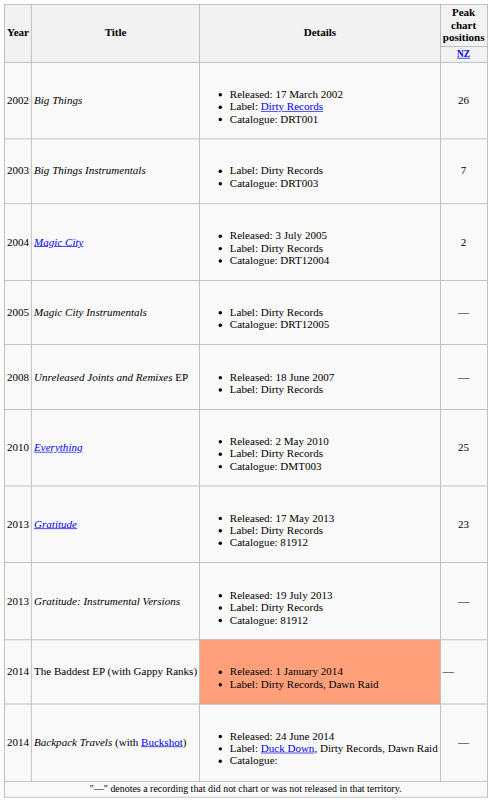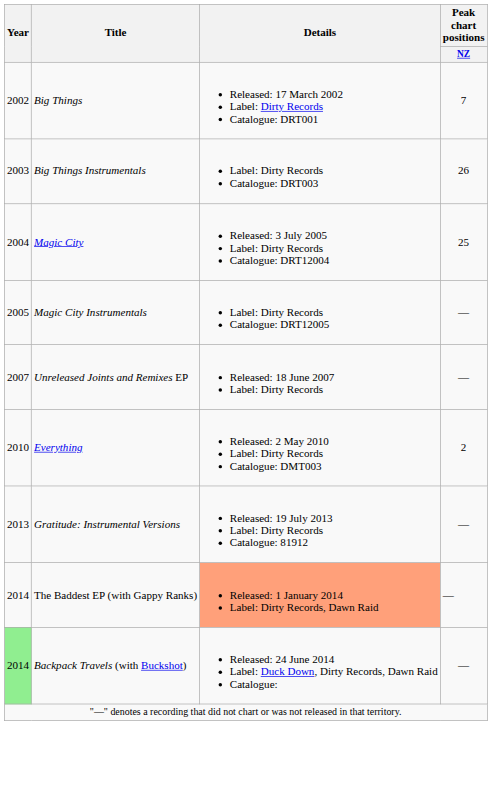(464, 100) 26 -> (464, 100) 7
(464, 171) 7 -> (464, 171) 26
(464, 242) 2 -> (464, 242) 25
(18, 377) 2008 -> (18, 377) 2007
(464, 447) 25 -> (464, 447) 2
- row: (56, 524)
(18, 742) no background -> (18, 665) lightgreen background
